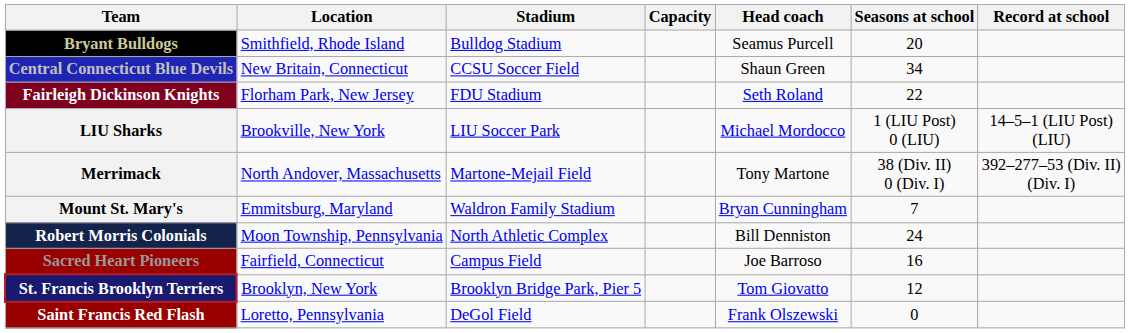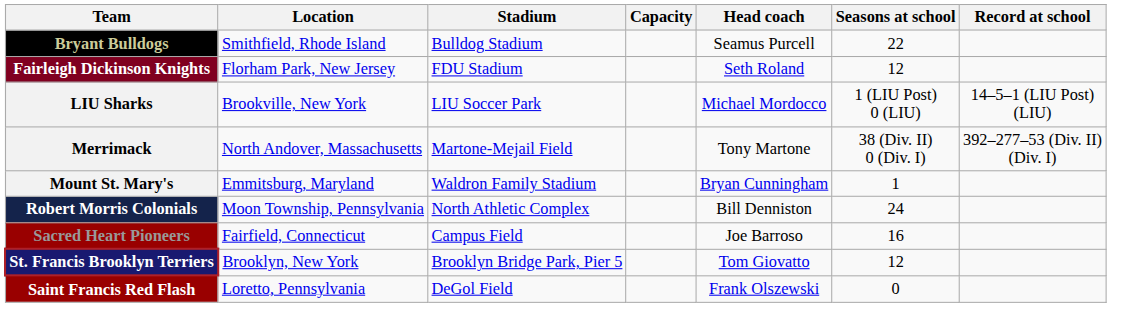(914, 43) 20 -> (896, 43) 22
- row: (121, 69)
(914, 95) 22 -> (896, 69) 12
(914, 209) 7 -> (896, 183) 1
